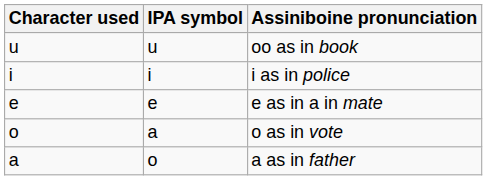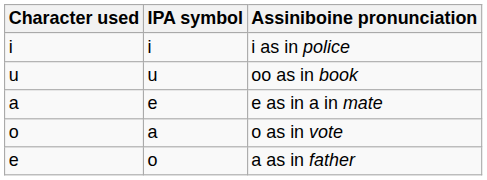rows swapped: (301, 75) <-> (305, 47)
(14, 103) e -> (14, 103) a
(14, 160) a -> (14, 160) e
